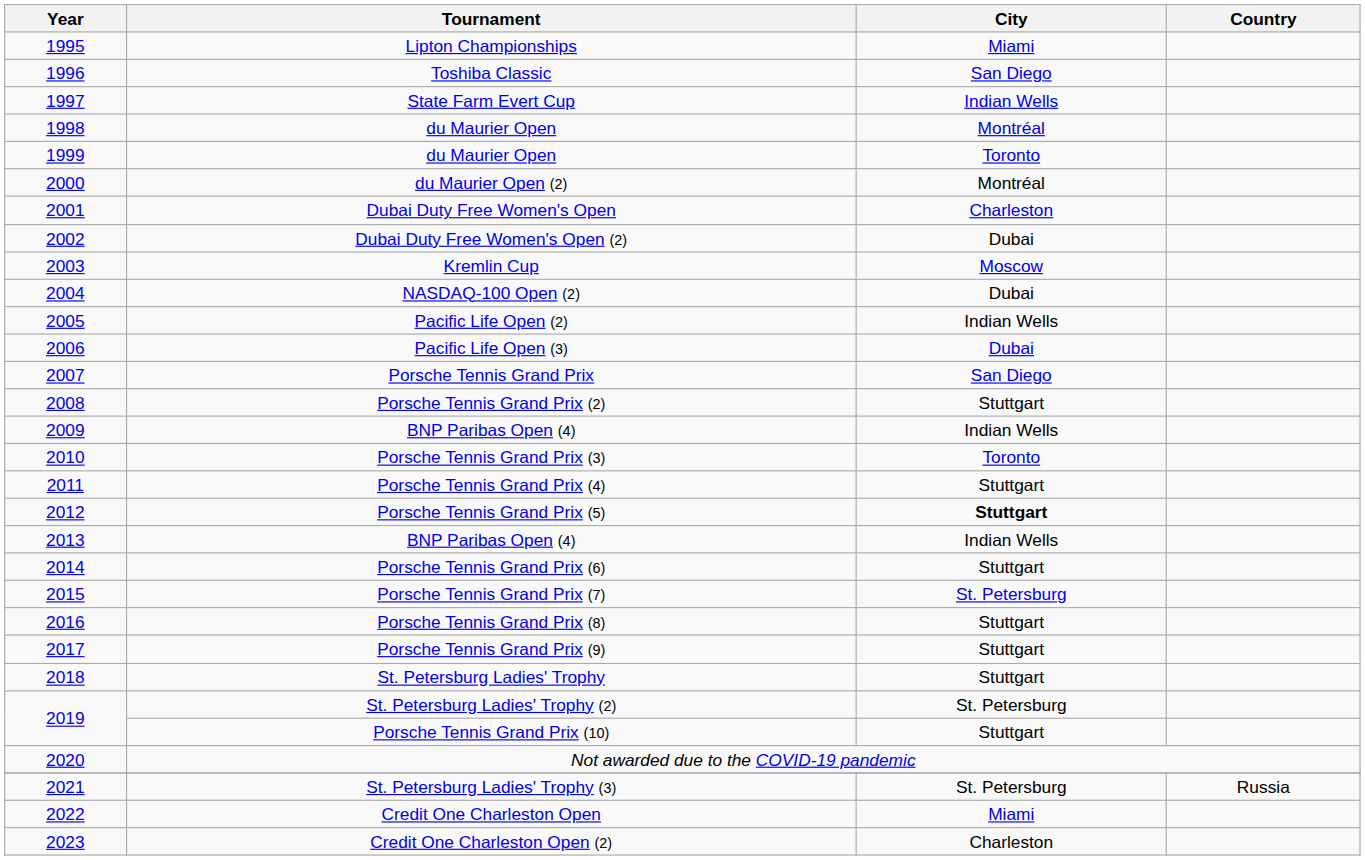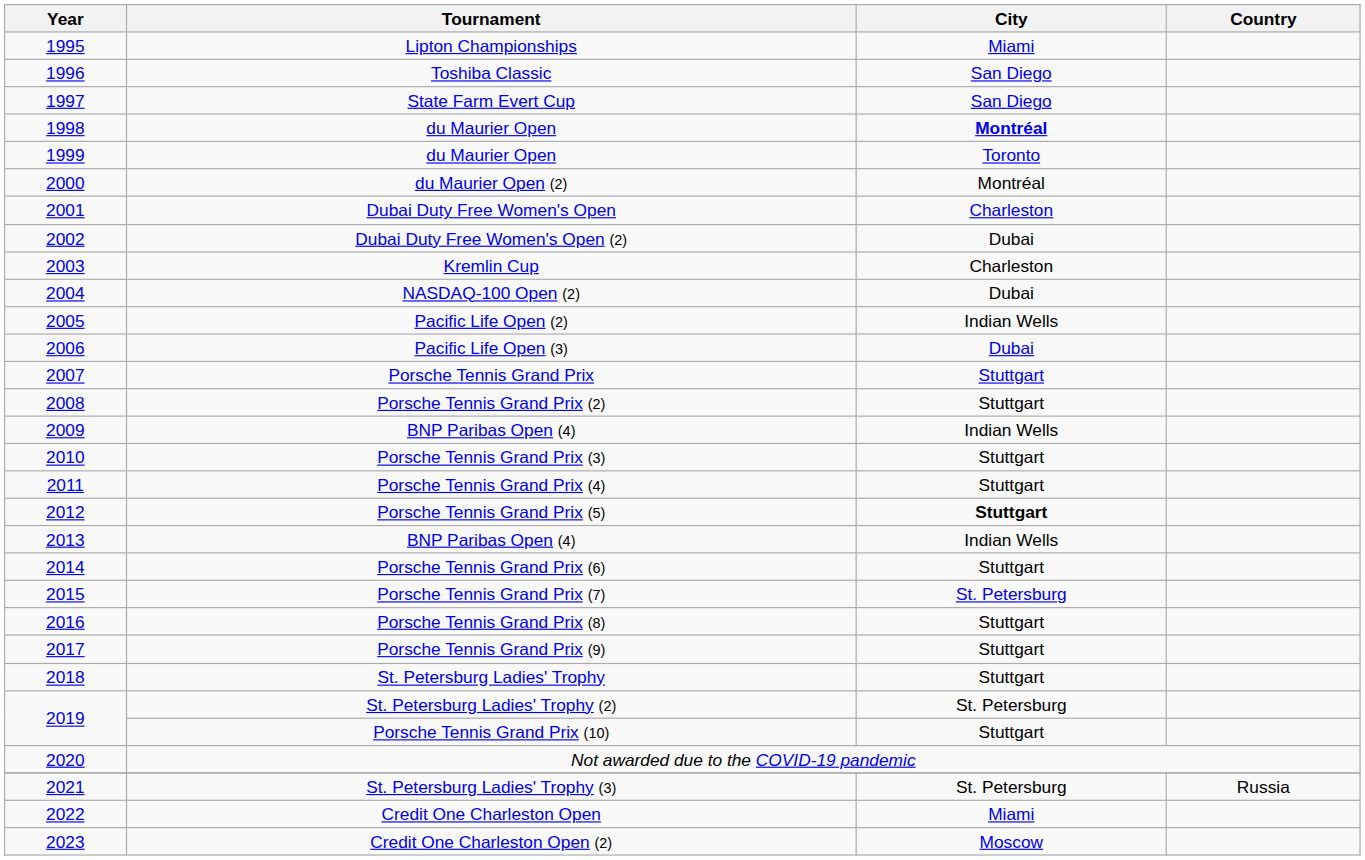(1011, 101) Indian Wells -> (1011, 101) San Diego
(1011, 128) normal -> (1011, 128) bold
(1011, 265) Moscow -> (1011, 265) Charleston
(1011, 375) San Diego -> (1011, 375) Stuttgart
(1011, 457) Toronto -> (1011, 457) Stuttgart
(1011, 841) Charleston -> (1011, 841) Moscow
